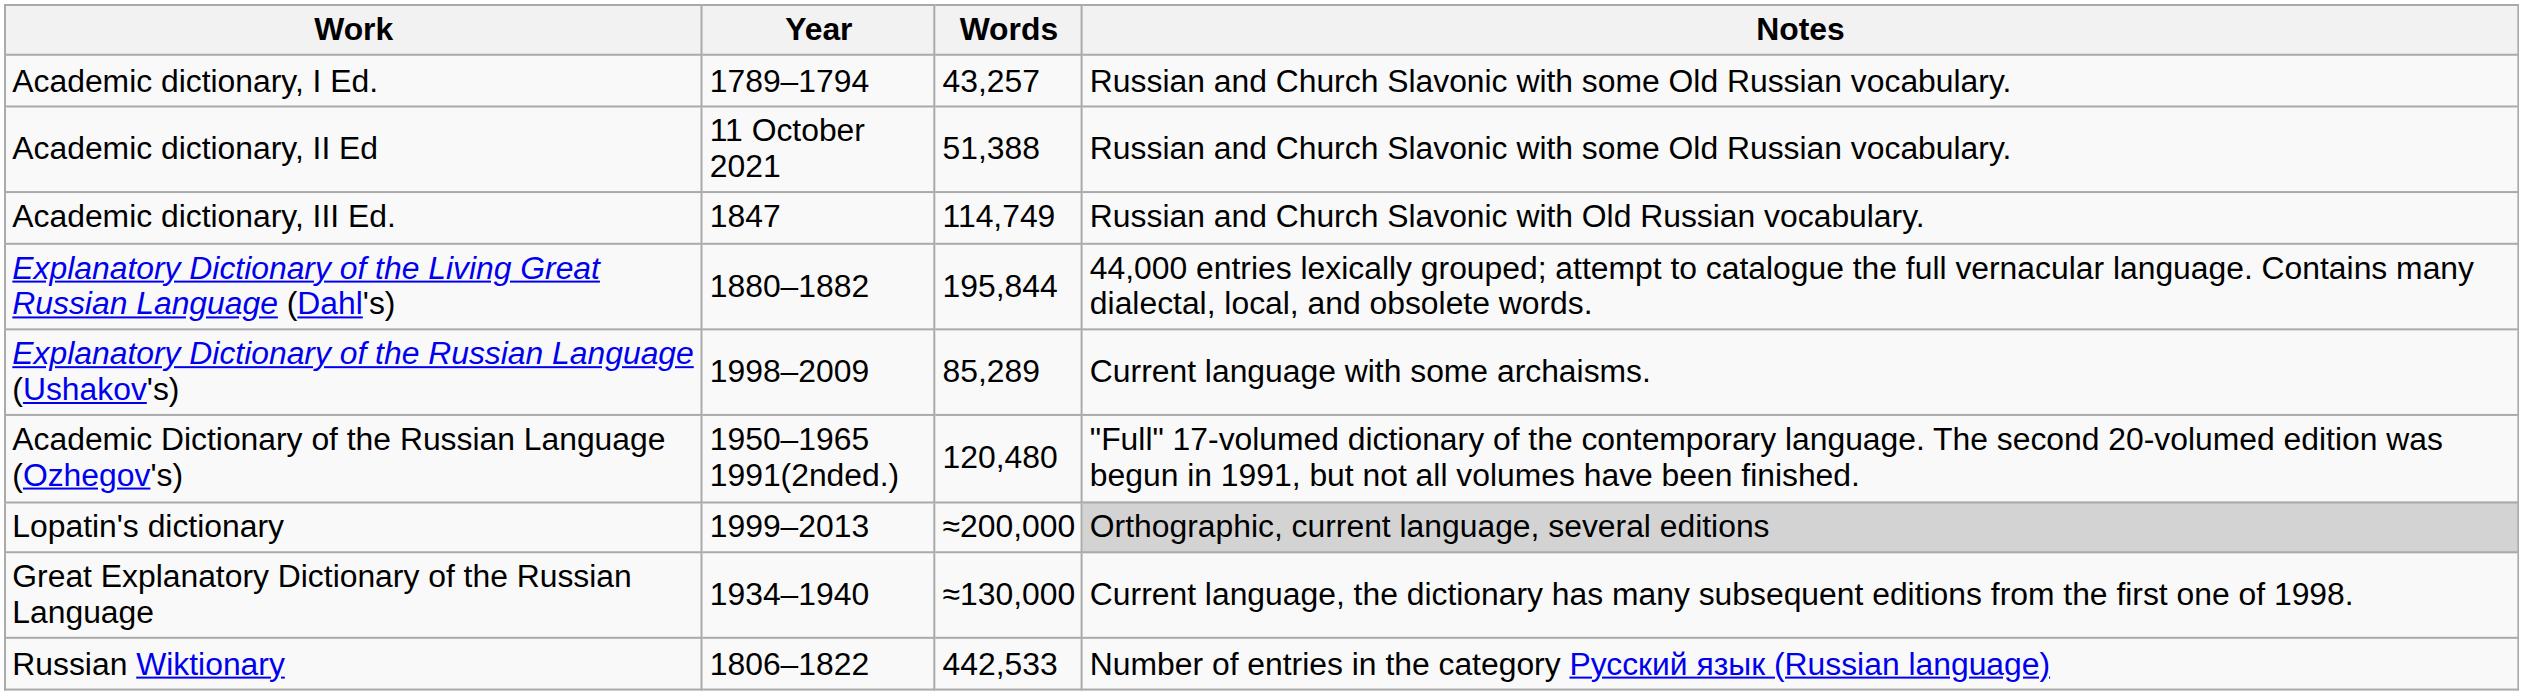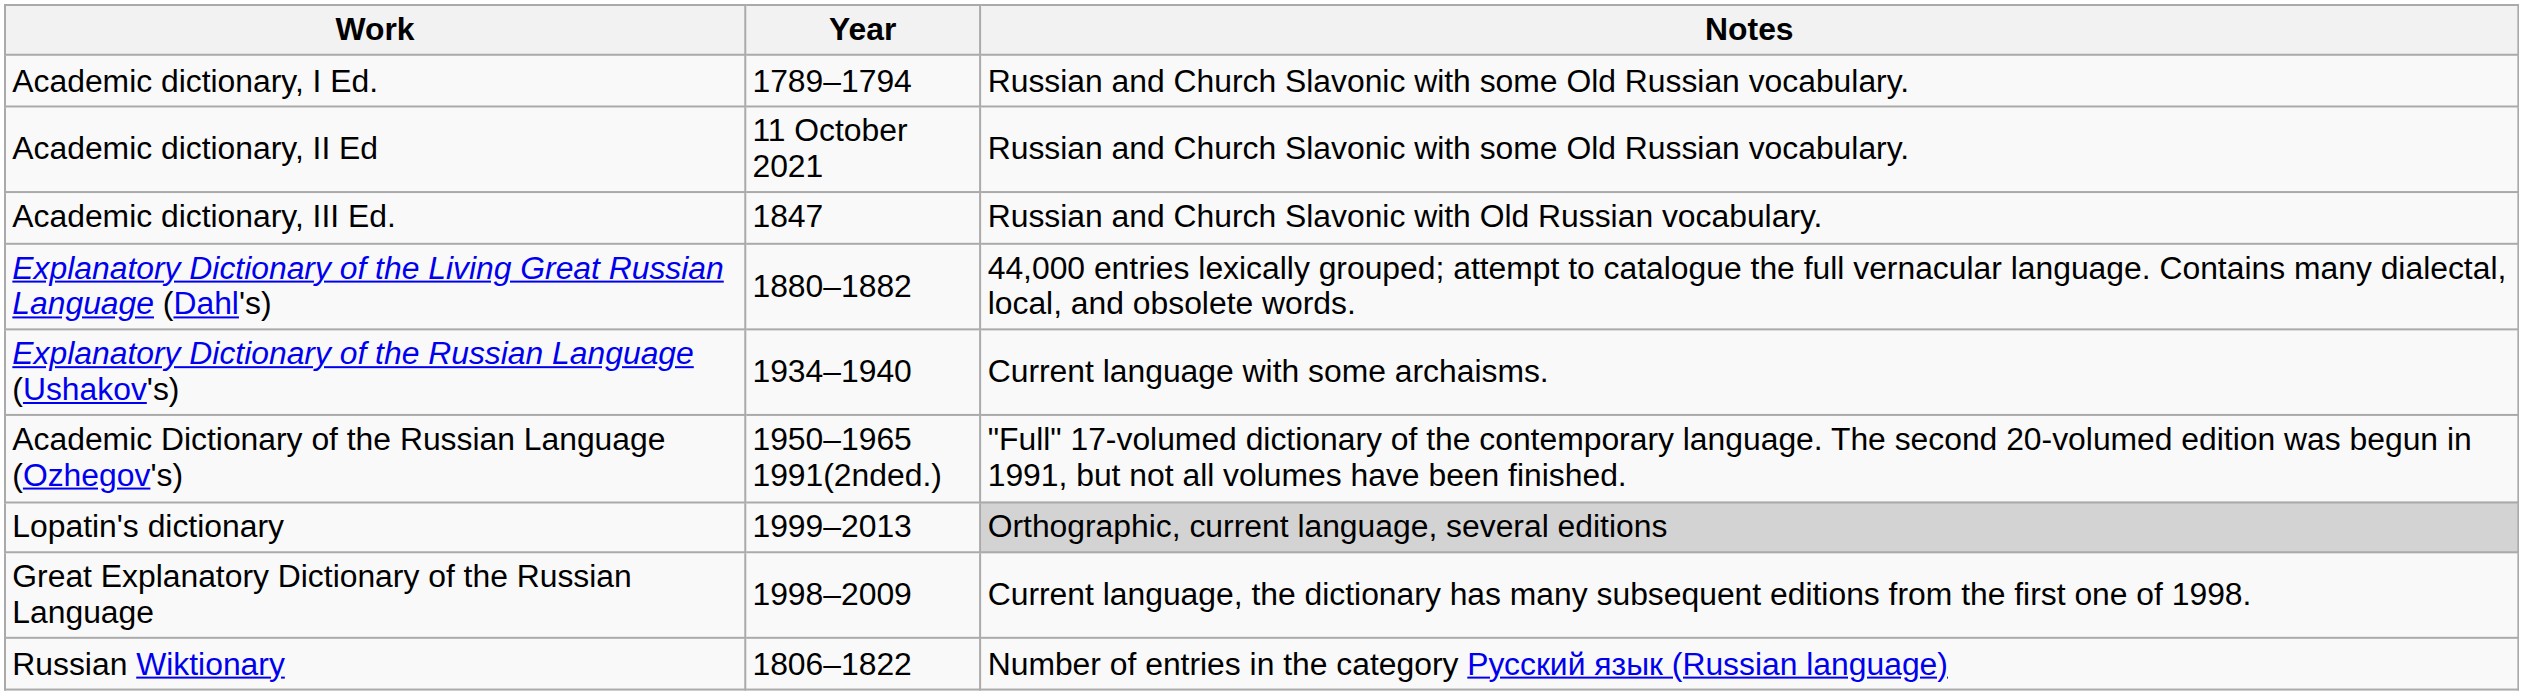- column: (1009, 29)
(789, 371) 1998–2009 -> (832, 371) 1934–1940
(789, 594) 1934–1940 -> (832, 594) 1998–2009
